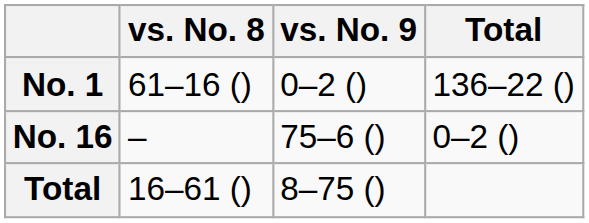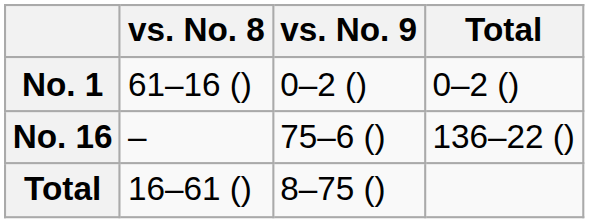(504, 83) 136–22 () -> (476, 83) 0–2 ()
(476, 136) 0–2 () -> (504, 136) 136–22 ()
